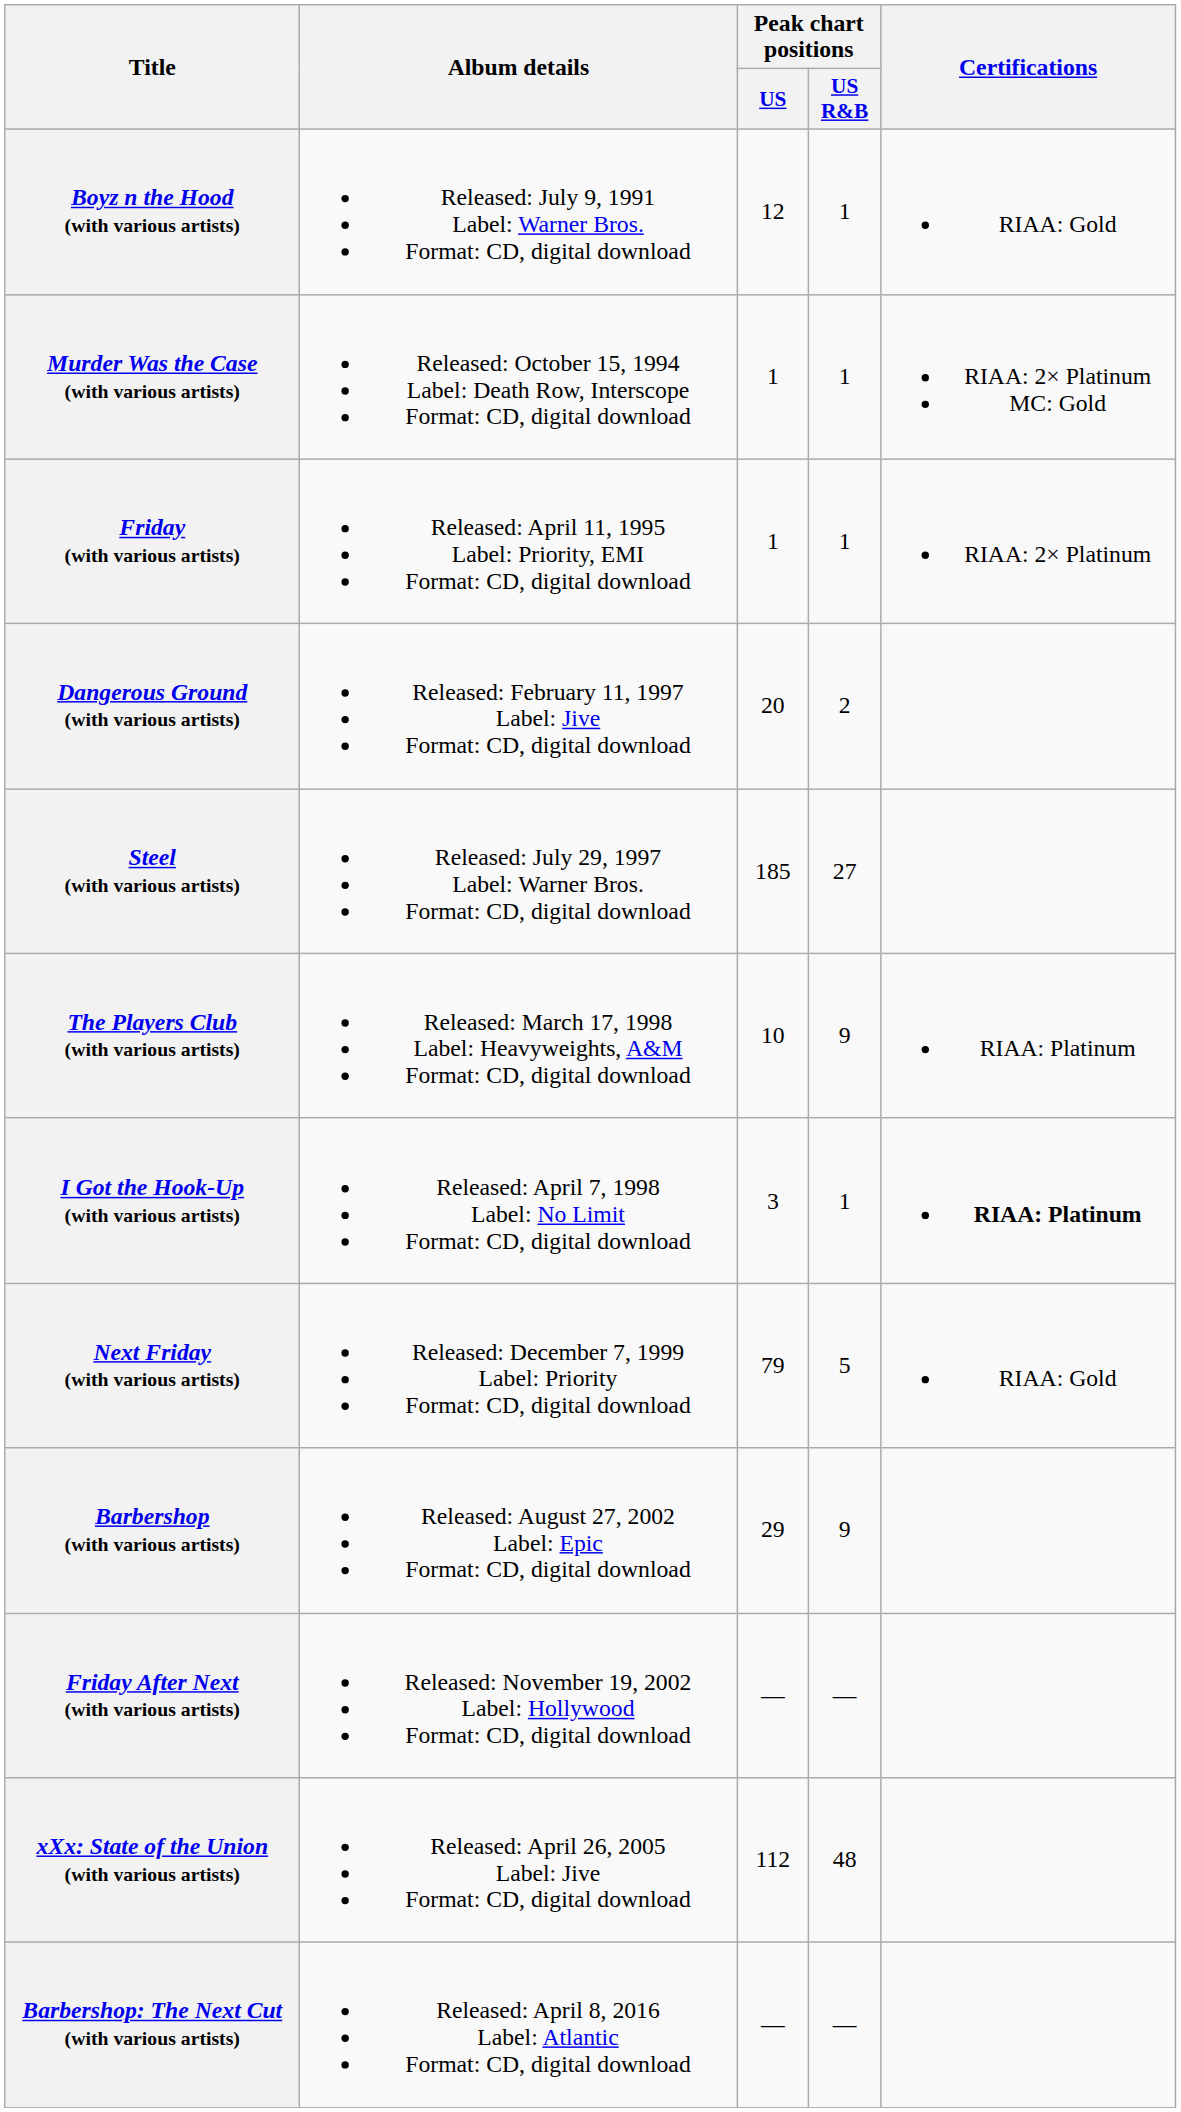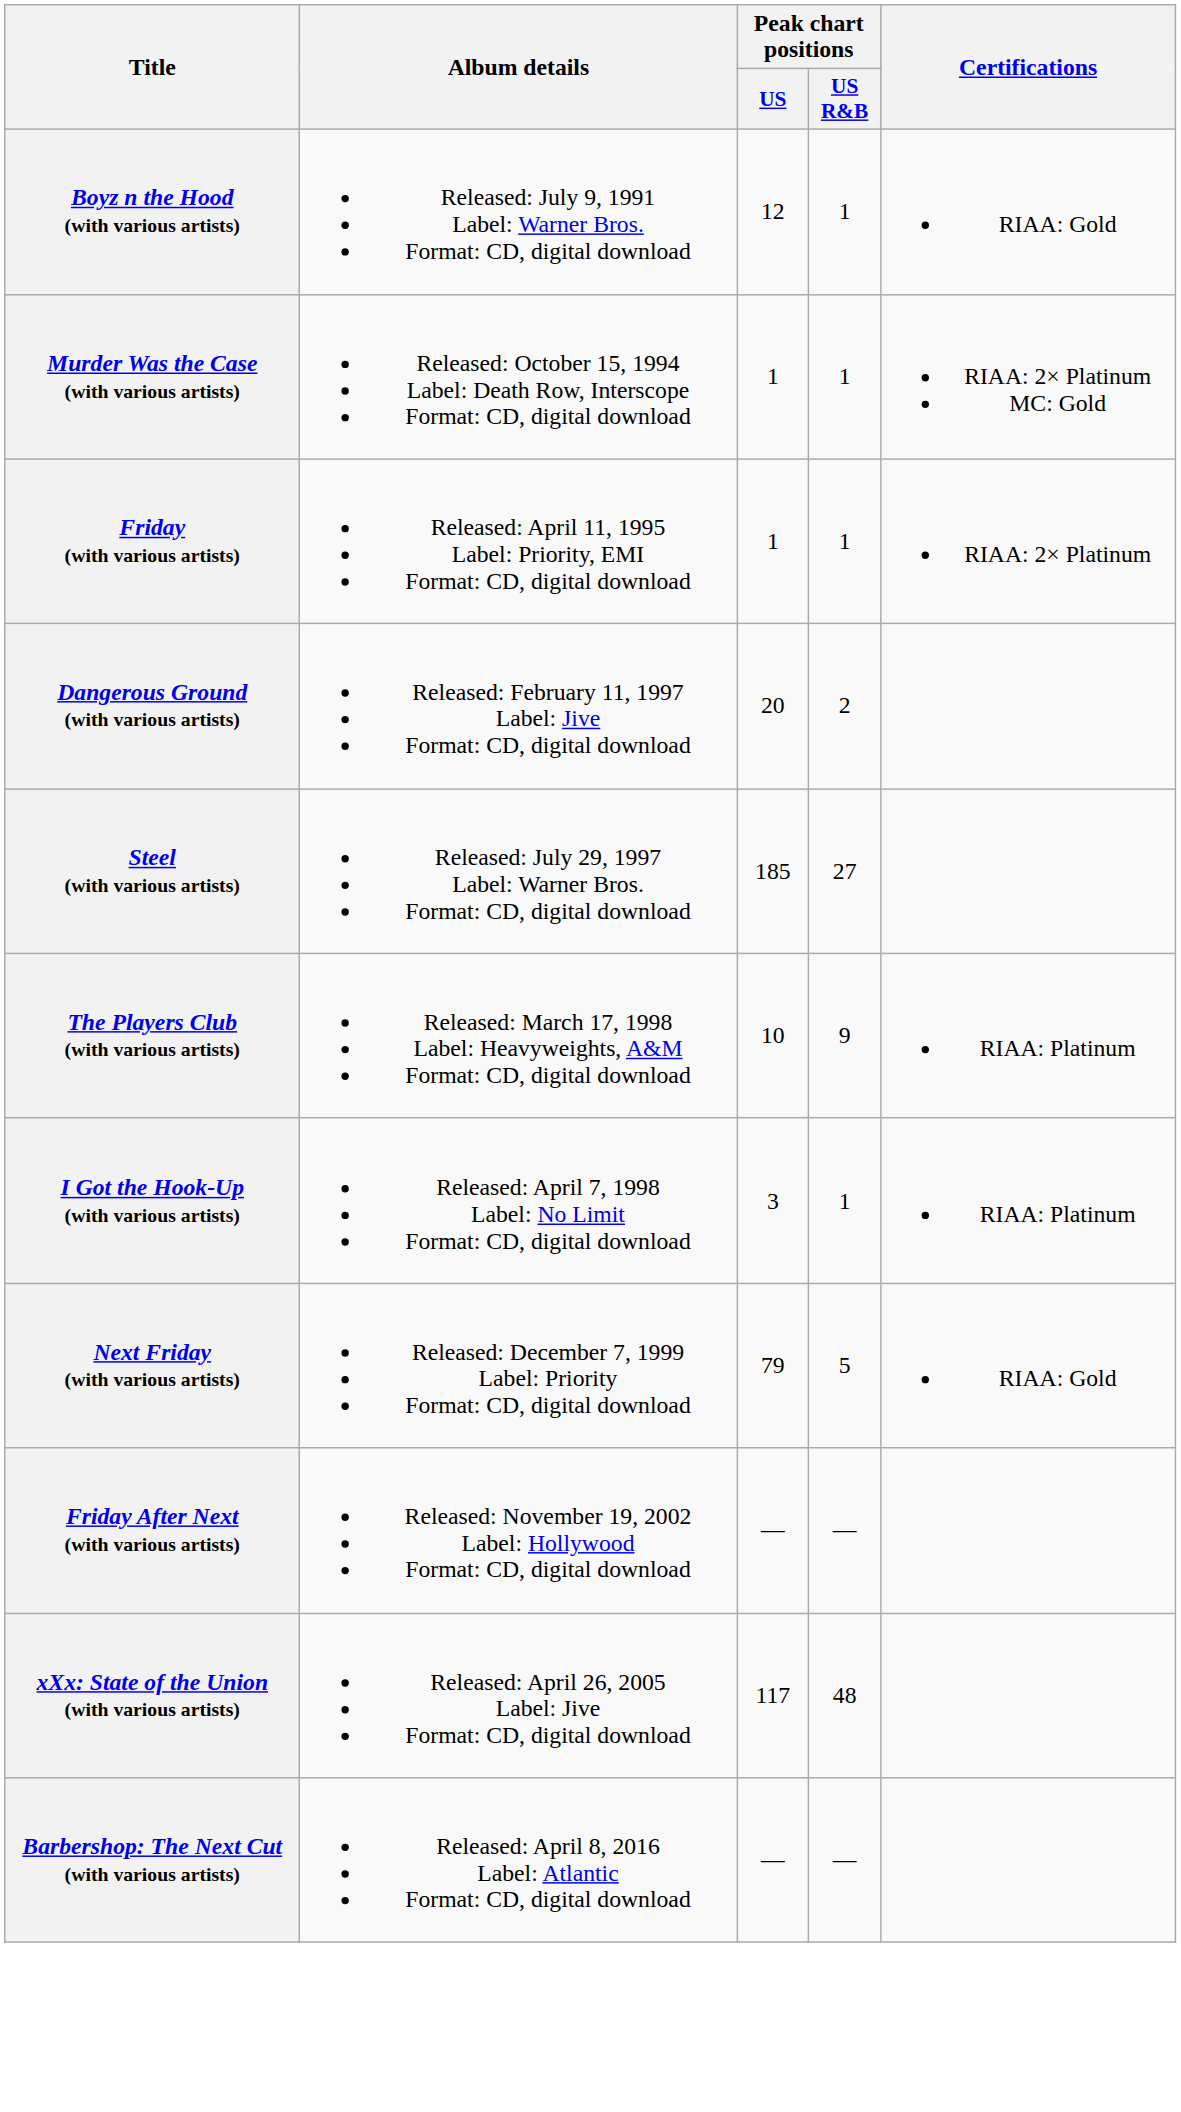(1028, 1214) bold -> (1028, 1214) normal
- row: (152, 1530)
(773, 1859) 112 -> (773, 1694) 117
